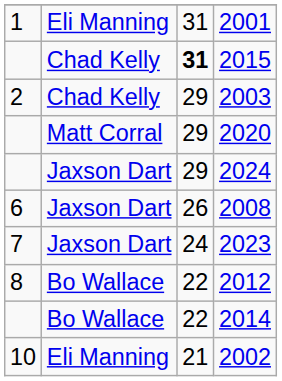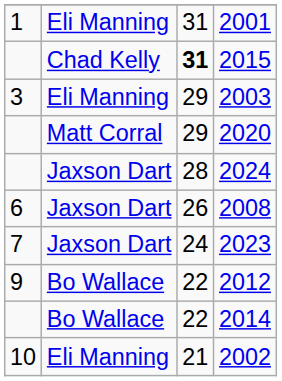(17, 97) 2 -> (17, 97) 3
(103, 97) Chad Kelly -> (108, 97) Eli Manning
(195, 171) 29 -> (195, 171) 28
(17, 282) 8 -> (17, 282) 9
